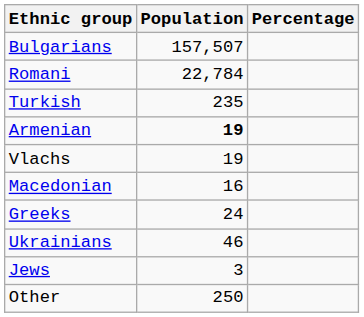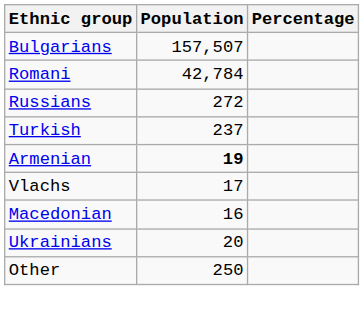(213, 75) 22,784 -> (213, 75) 42,784
+ row: (50, 103)
(228, 103) 235 -> (228, 131) 237
(233, 158) 19 -> (233, 186) 17
- row: (40, 214)
(233, 242) 46 -> (233, 242) 20
- row: (29, 270)
